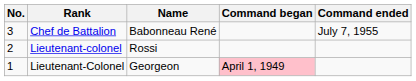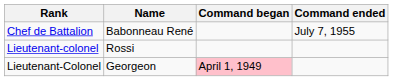- column: (16, 13)
